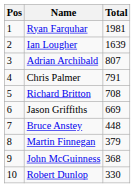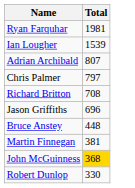- column: (14, 12)
(115, 45) 1639 -> (95, 45) 1539
(113, 77) 791 -> (93, 77) 797
(113, 110) 669 -> (93, 110) 696
(113, 142) 379 -> (93, 142) 381
(113, 158) no background -> (93, 158) gold background
